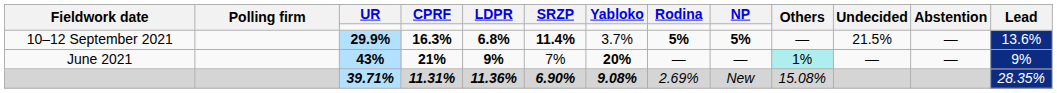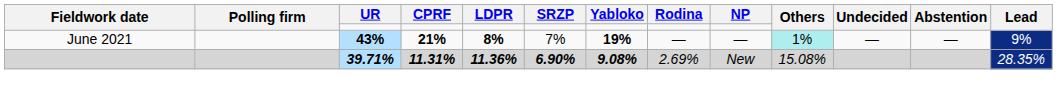- row: (100, 40)
(494, 59) 9% -> (494, 40) 8%
(617, 59) 20% -> (617, 40) 19%
